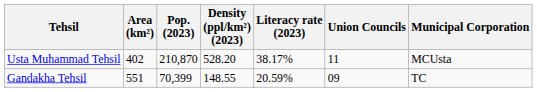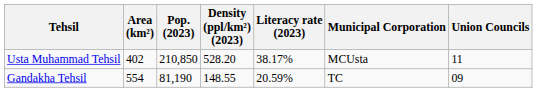columns swapped: (367, 27) <-> (470, 27)
(179, 59) 210,870 -> (179, 59) 210,850
(135, 78) 551 -> (135, 78) 554
(176, 78) 70,399 -> (176, 78) 81,190
